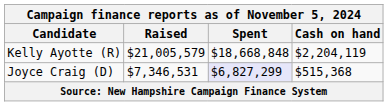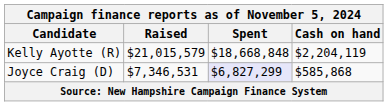(166, 53) $21,005,579 -> (166, 53) $21,015,579
(323, 72) $515,368 -> (323, 72) $585,868
